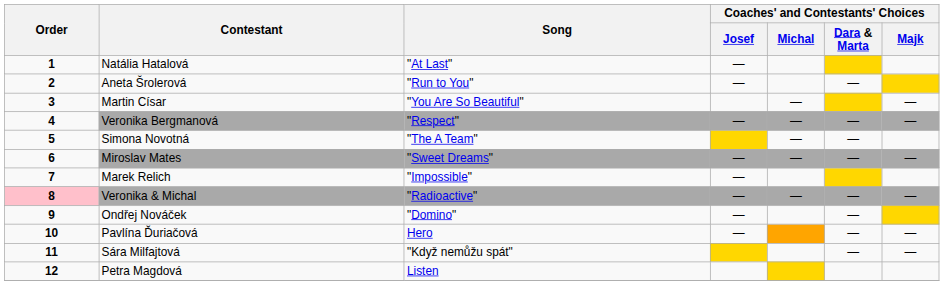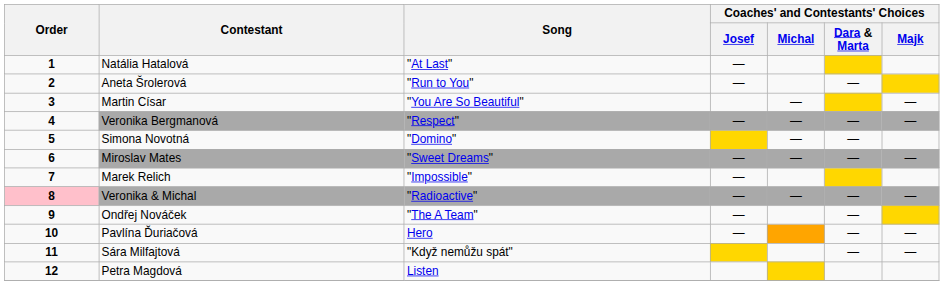(442, 139) "The A Team" -> (432, 139) "Domino"
(432, 214) "Domino" -> (442, 214) "The A Team"
